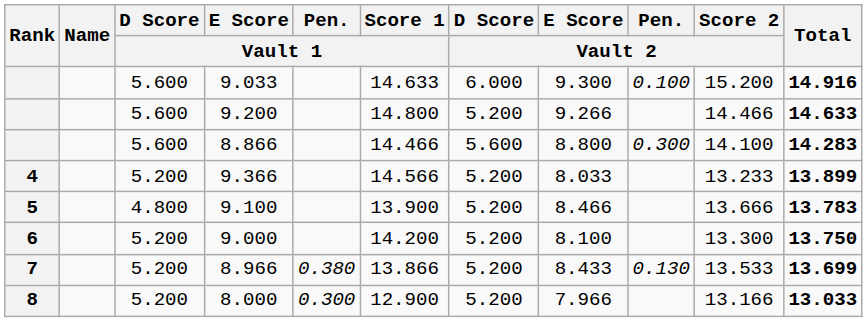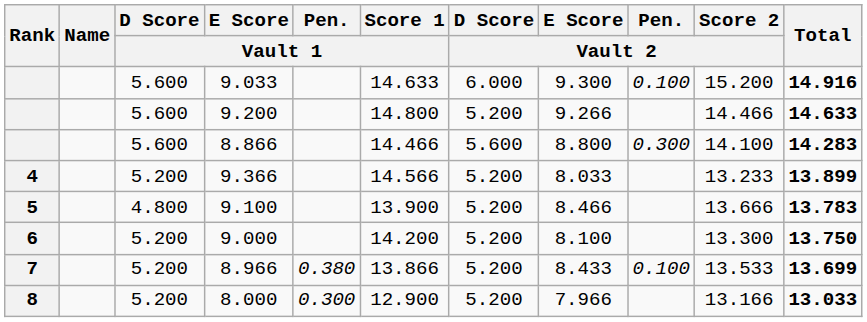(661, 269) 0.130 -> (661, 269) 0.100
